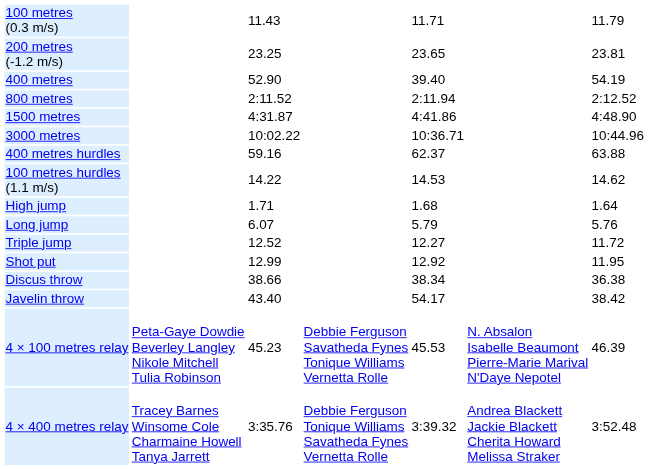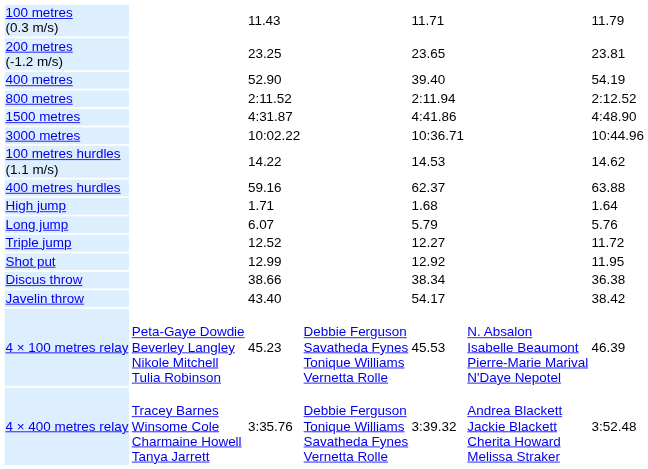rows swapped: (63, 180) <-> (63, 154)
